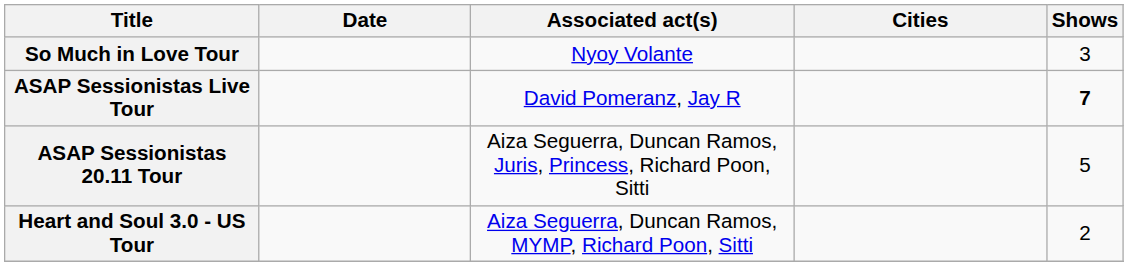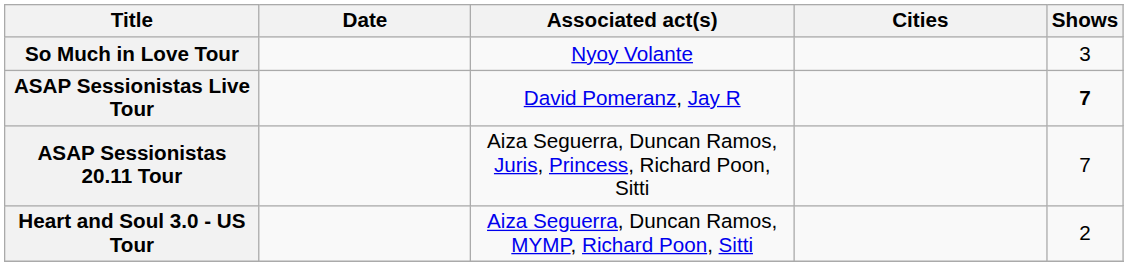(1085, 165) 5 -> (1085, 165) 7
